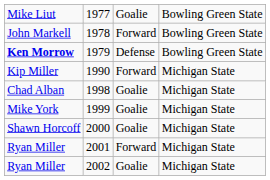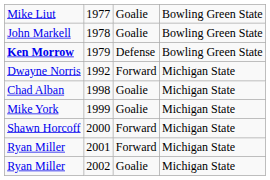(136, 33) Forward -> (132, 33) Goalie
- row: (98, 71)
+ row: (98, 71)
(132, 128) Goalie -> (136, 128) Forward
